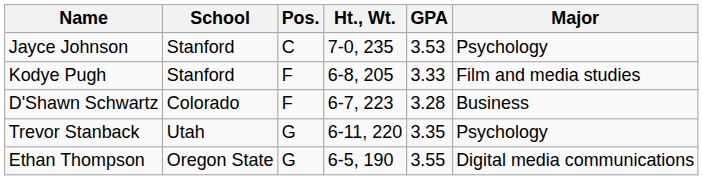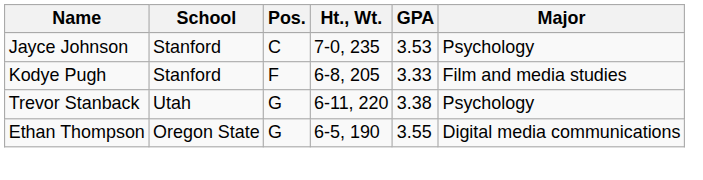- row: (84, 103)
(428, 132) 3.35 -> (414, 103) 3.38
